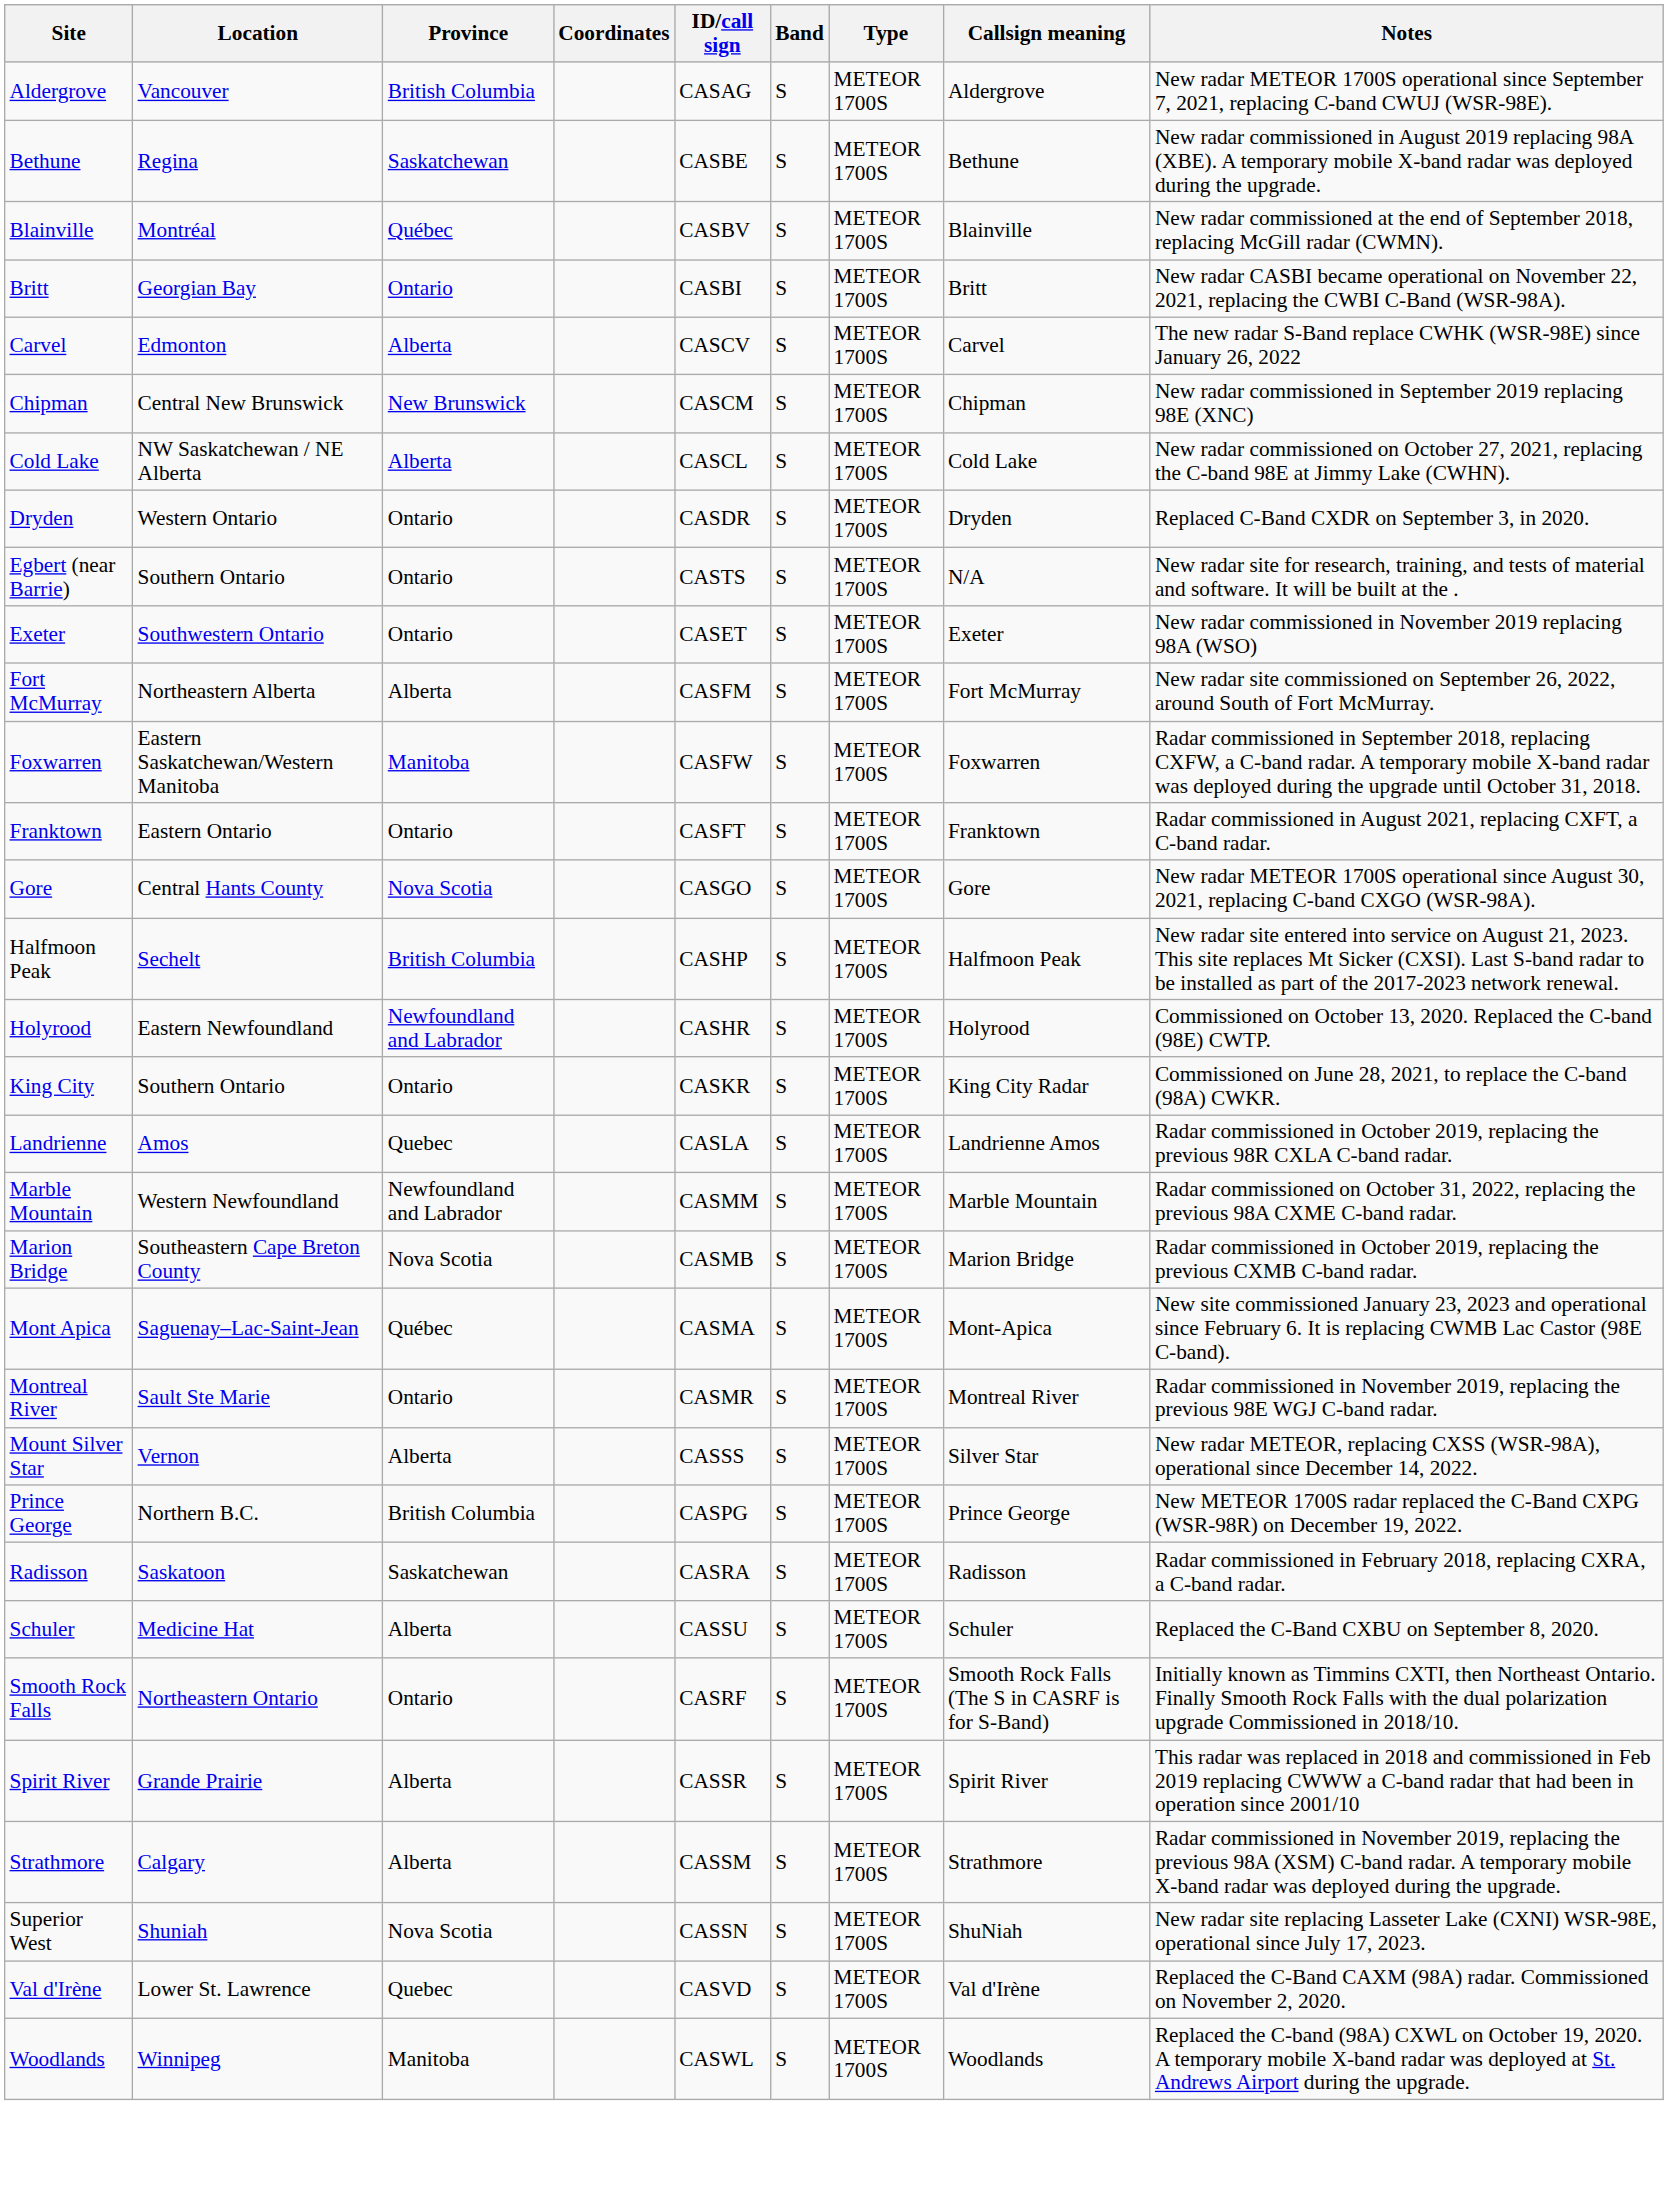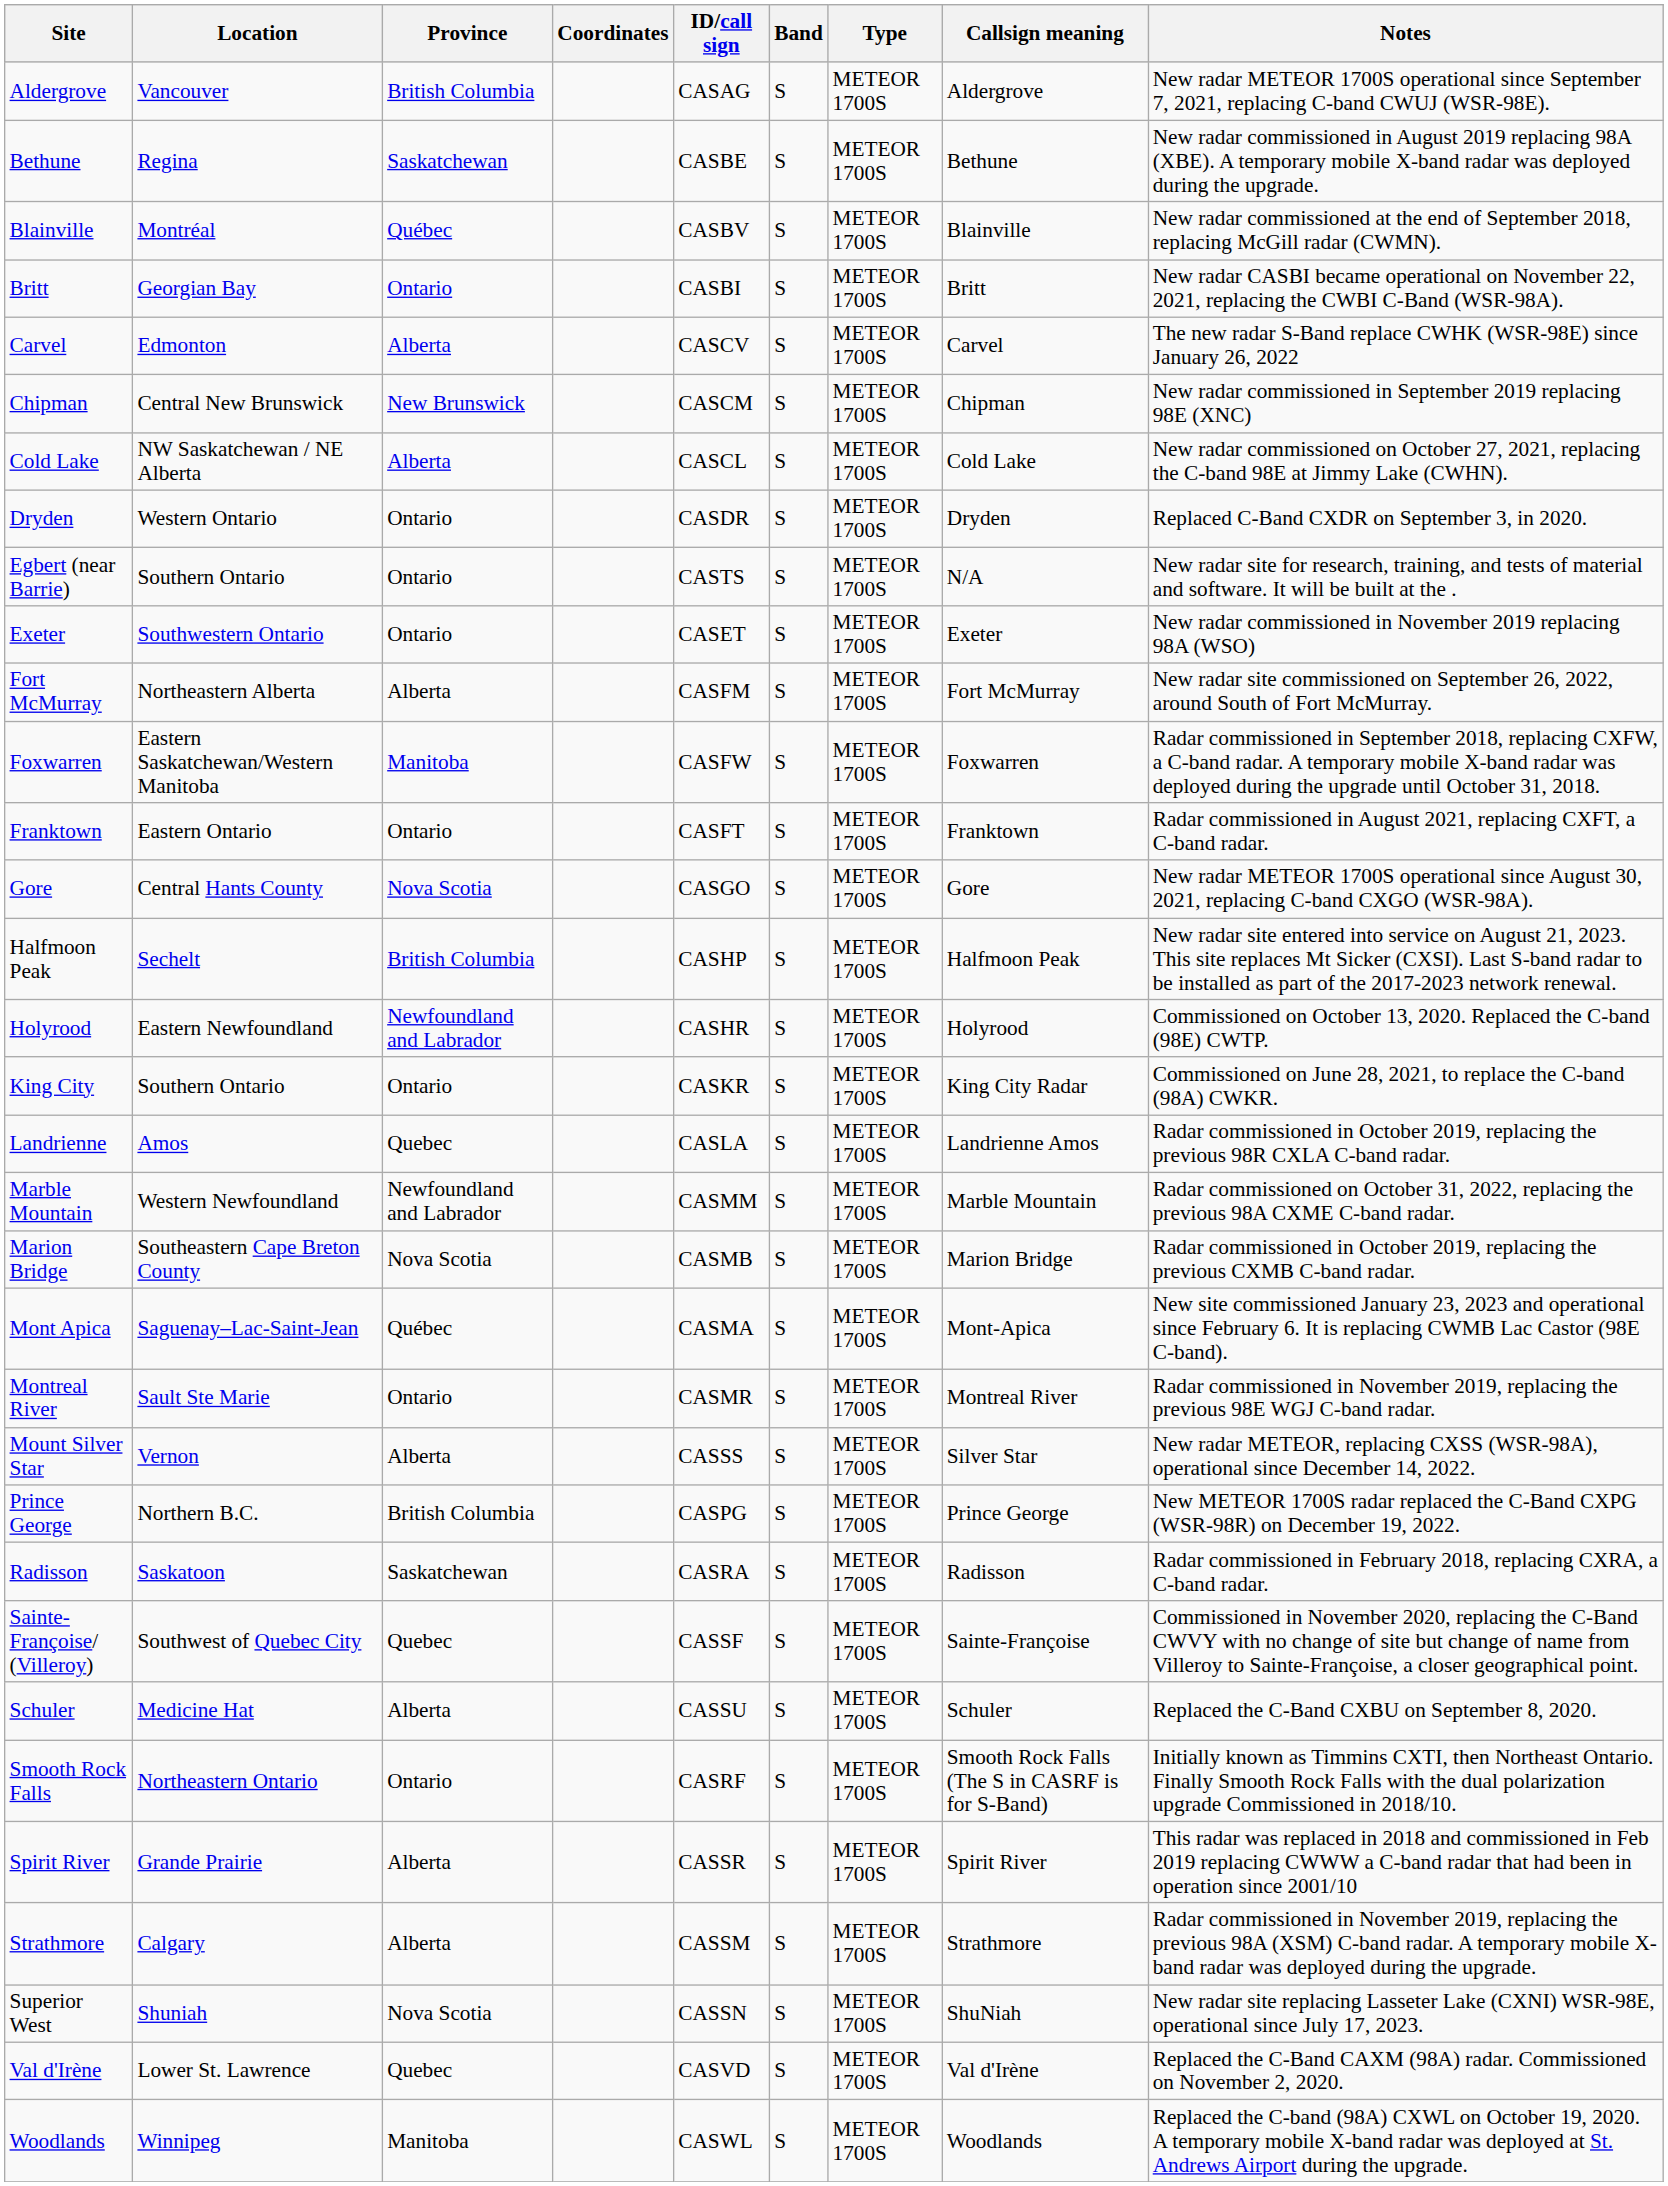+ row: (54, 1640)
